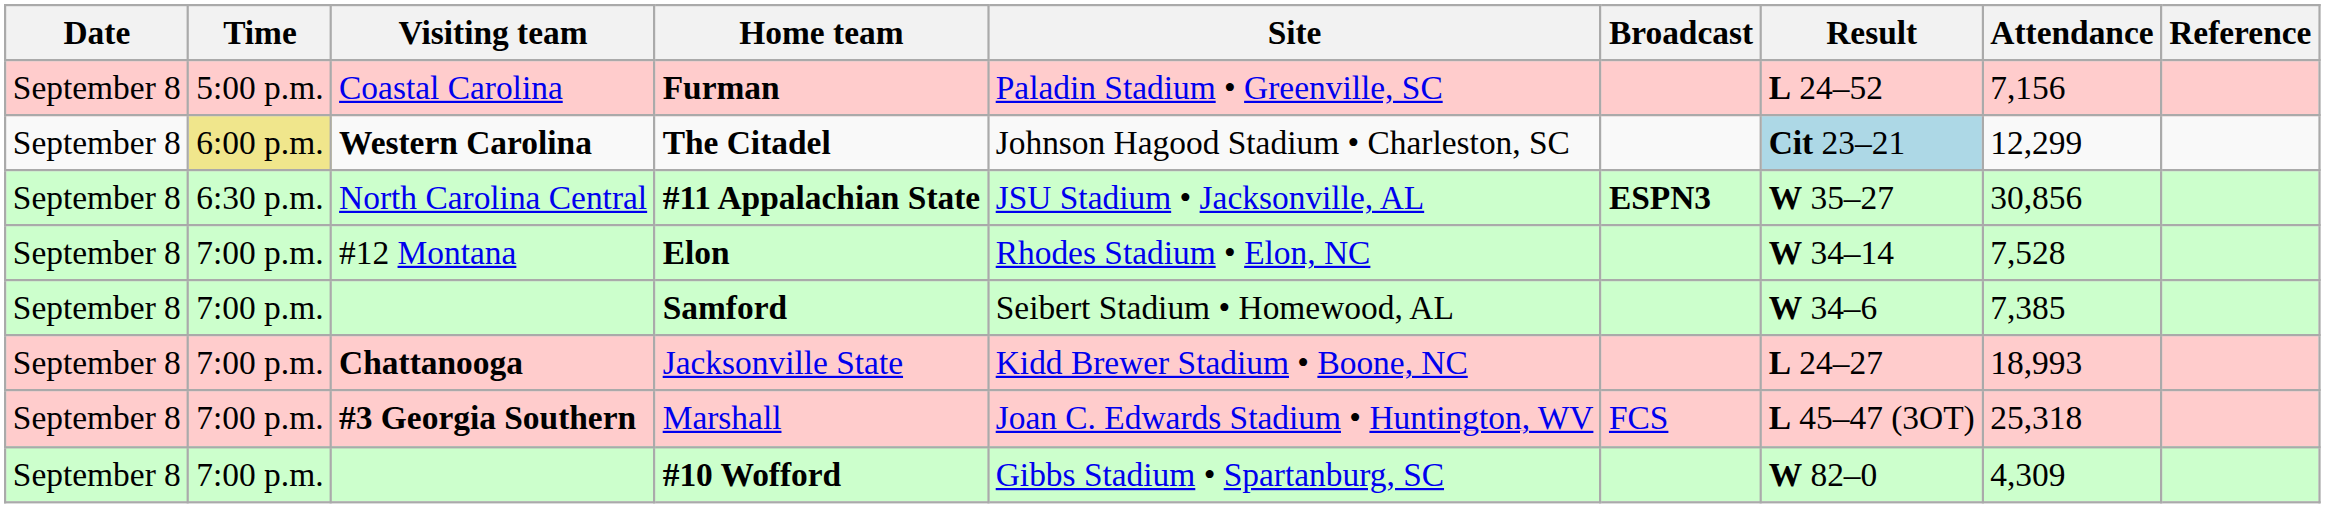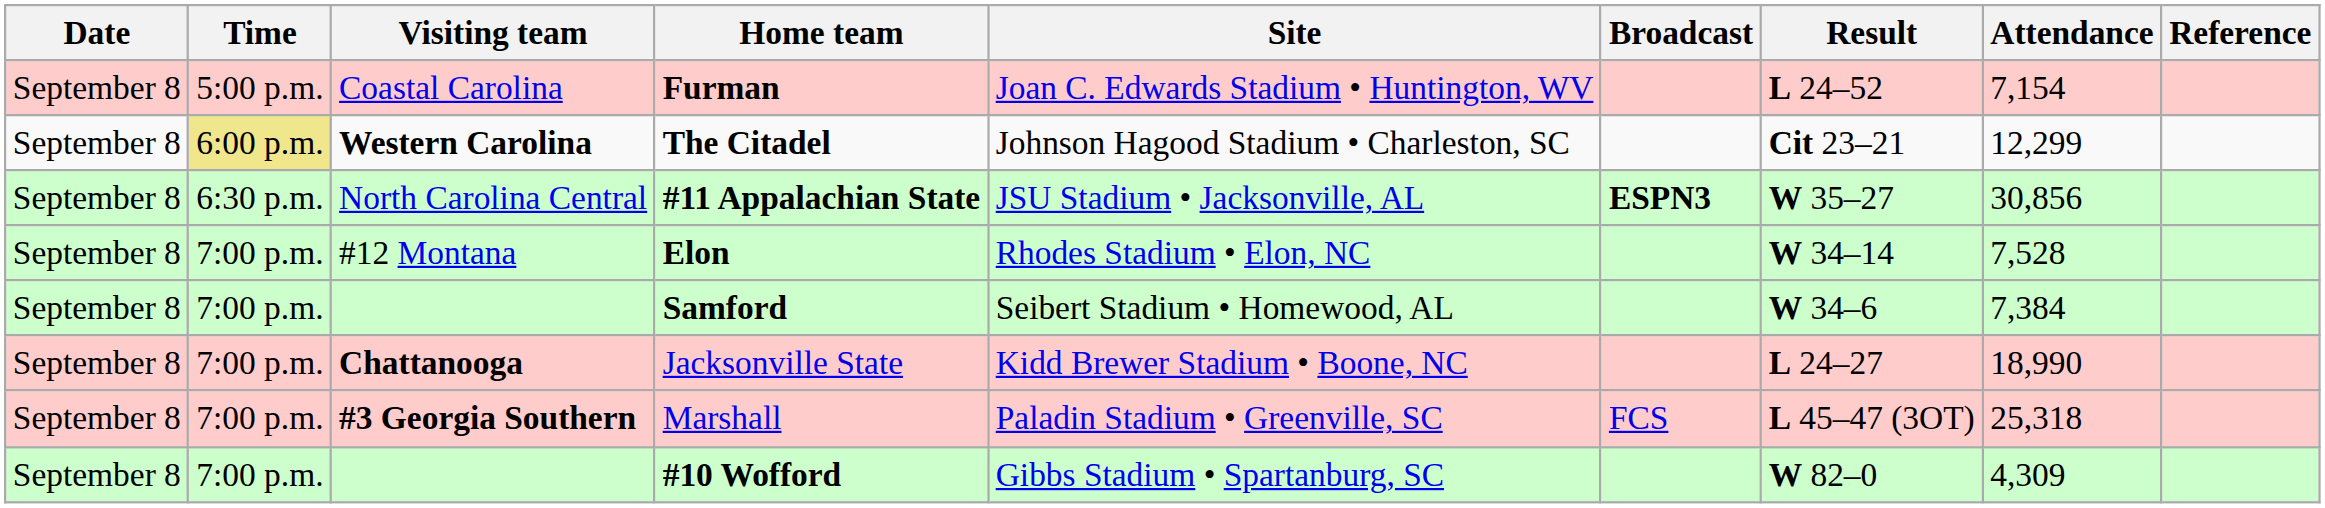(1219, 87) Paladin Stadium • Greenville, SC -> (1295, 87) Joan C. Edwards Stadium • Huntington, WV
(2028, 87) 7,156 -> (2028, 87) 7,154
(1837, 142) lightblue background -> (1837, 142) no background
(2028, 307) 7,385 -> (2028, 307) 7,384
(2036, 363) 18,993 -> (2036, 363) 18,990
(1295, 418) Joan C. Edwards Stadium • Huntington, WV -> (1219, 418) Paladin Stadium • Greenville, SC
